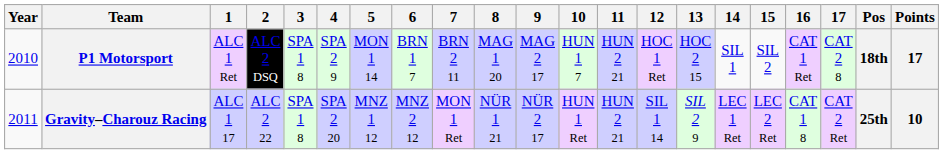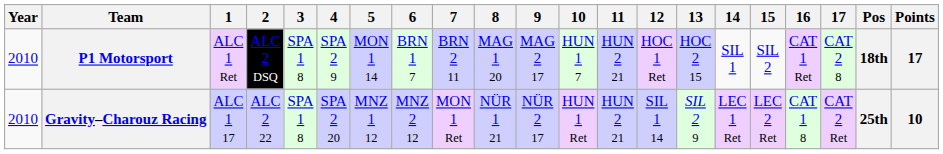(23, 118) 2011 -> (23, 118) 2010
